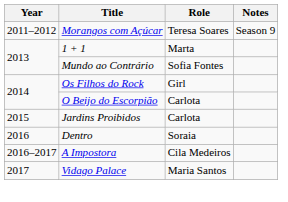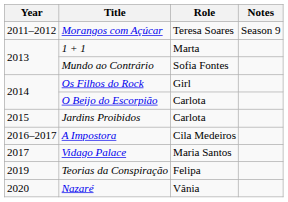- row: (77, 135)
+ row: (115, 170)
+ row: (78, 188)
